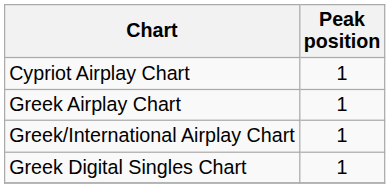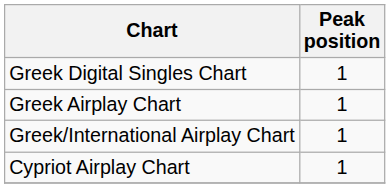rows swapped: (99, 73) <-> (128, 167)
